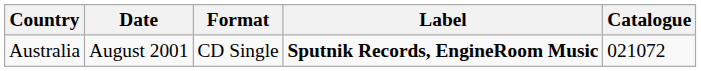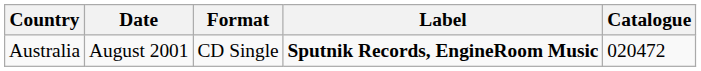(636, 50) 021072 -> (636, 50) 020472
